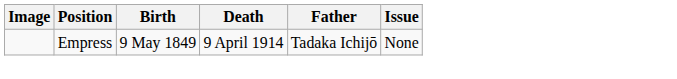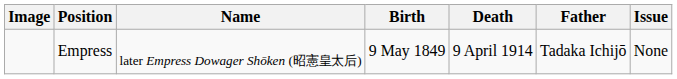+ column: (241, 17)
